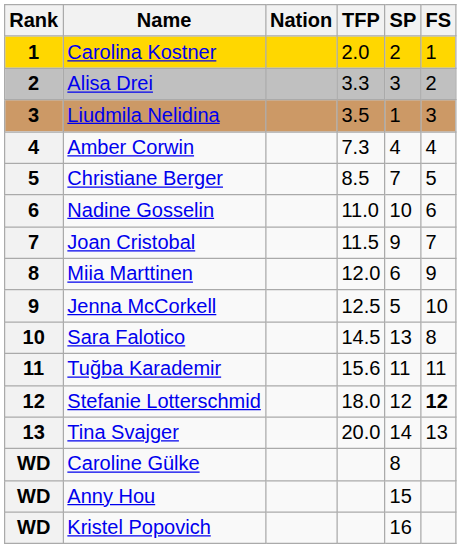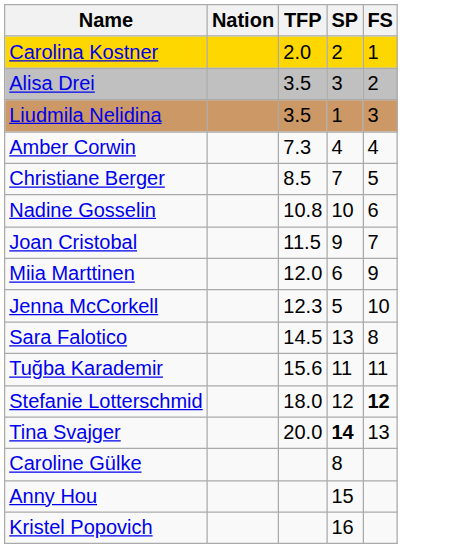- column: (34, 20)
(355, 83) 3.3 -> (297, 83) 3.5
(360, 210) 11.0 -> (303, 210) 10.8
(361, 305) 12.5 -> (303, 305) 12.3
(401, 432) normal -> (343, 432) bold
